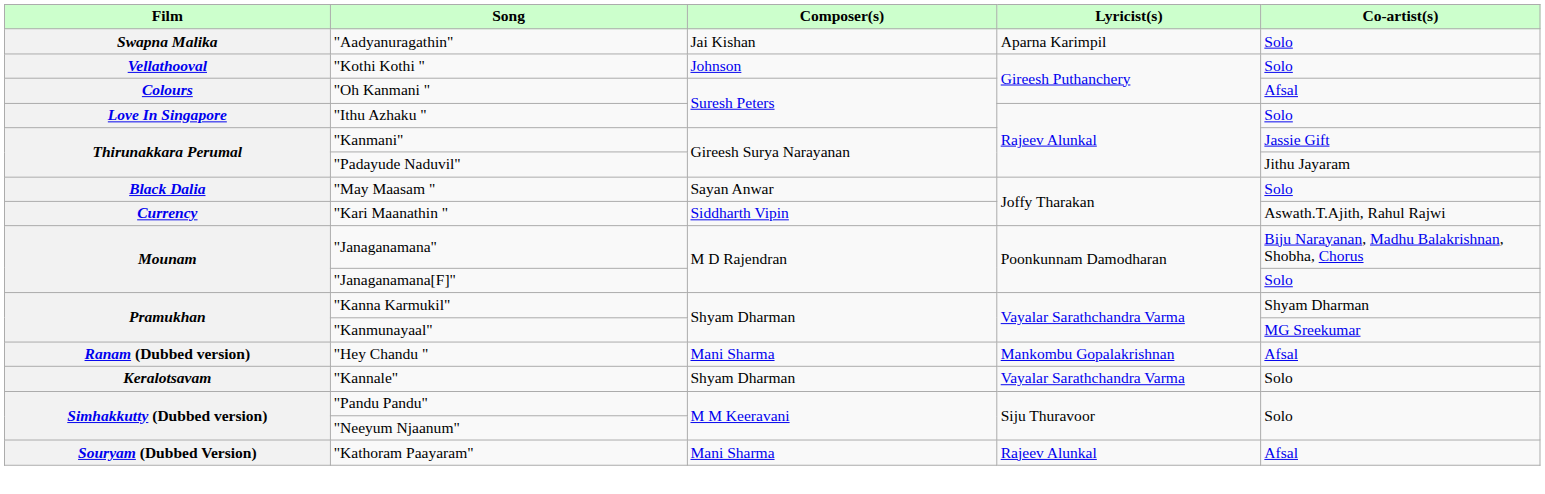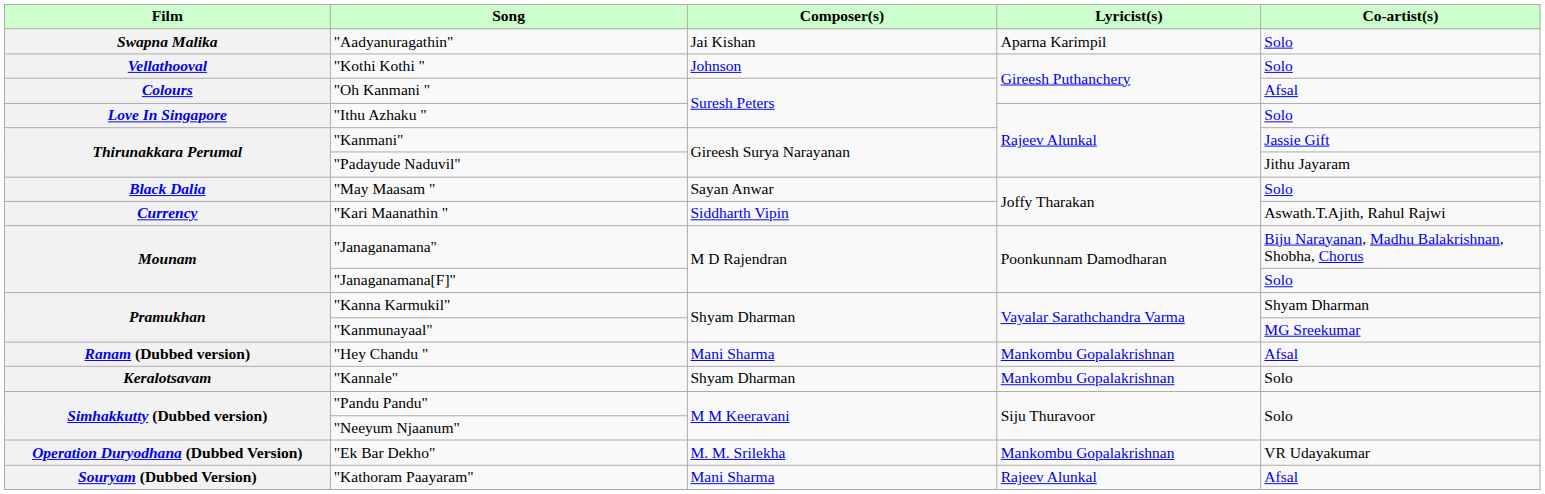(1093, 378) Vayalar Sarathchandra Varma -> (1088, 378) Mankombu Gopalakrishnan
+ row: (384, 452)
